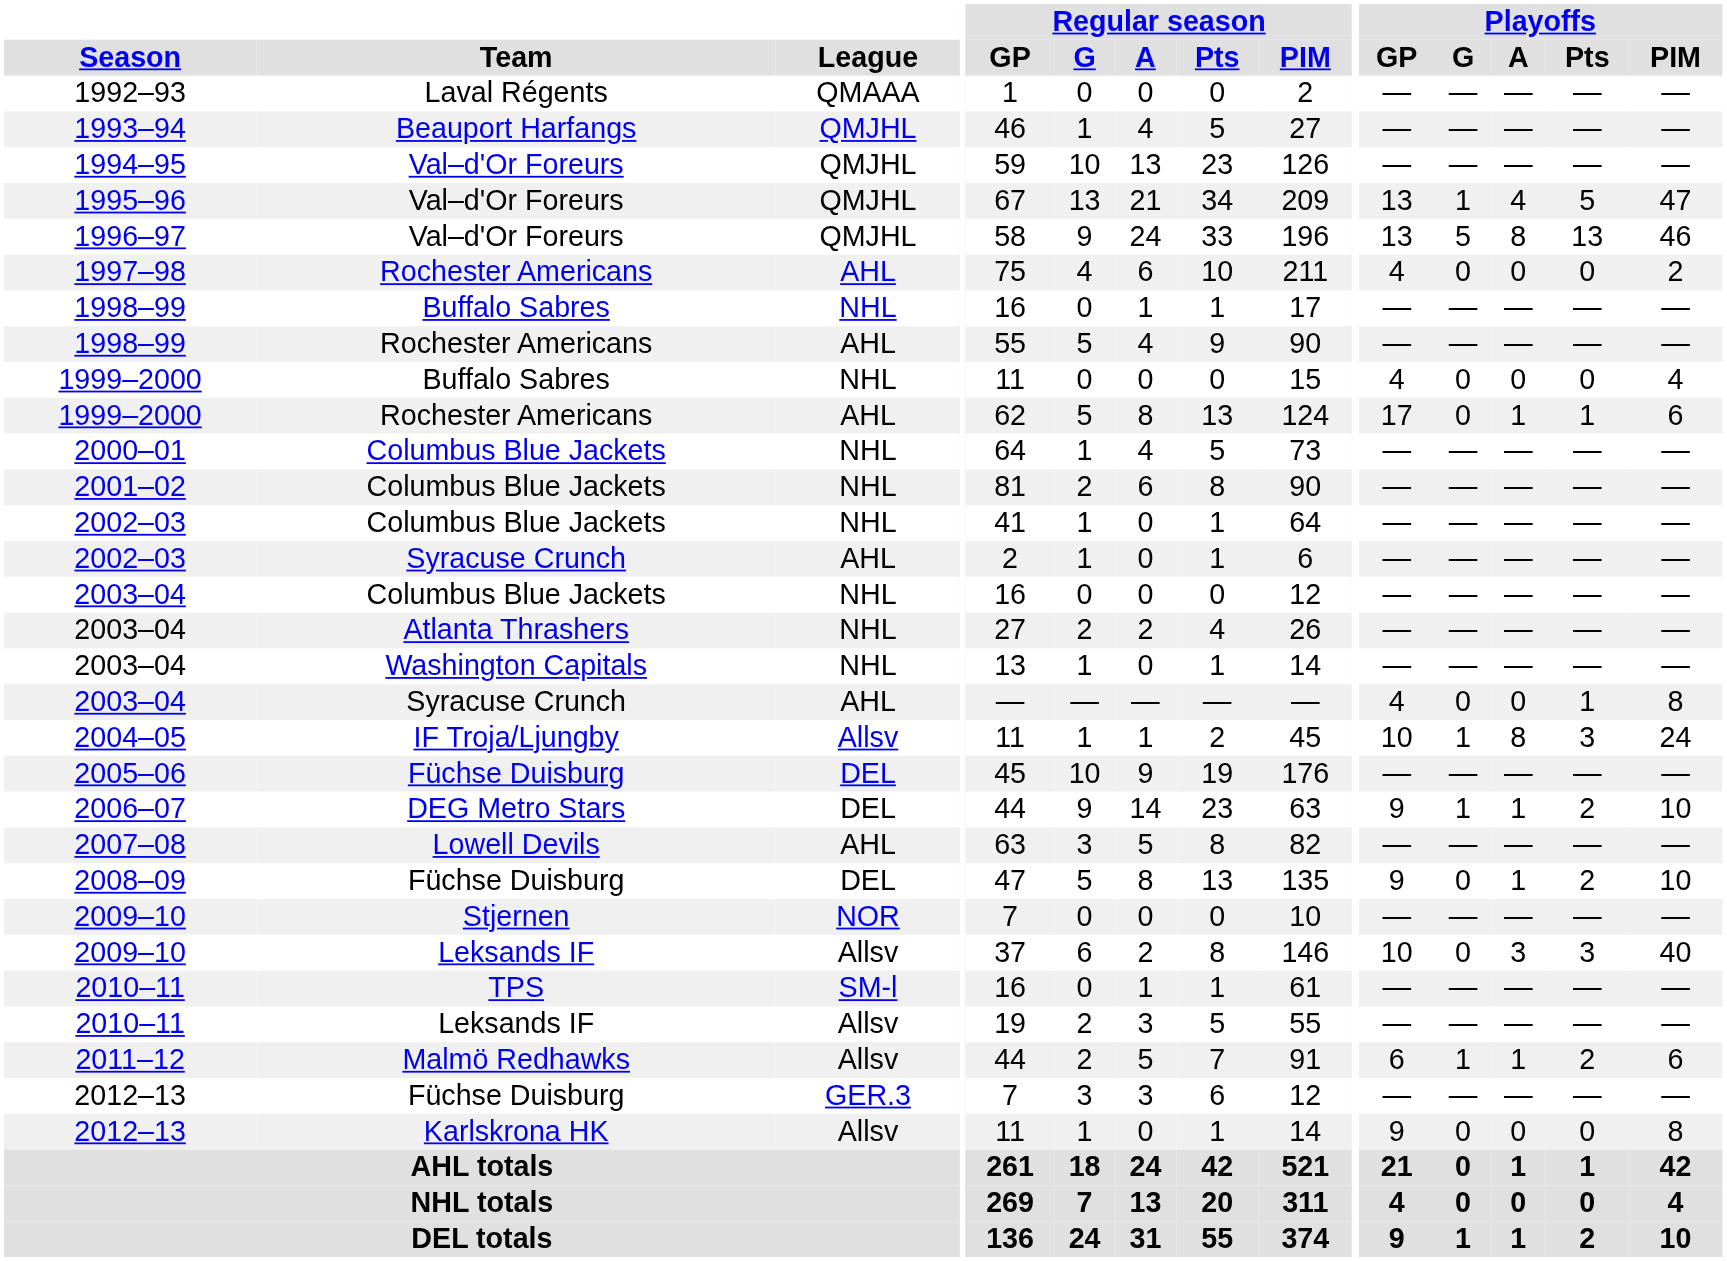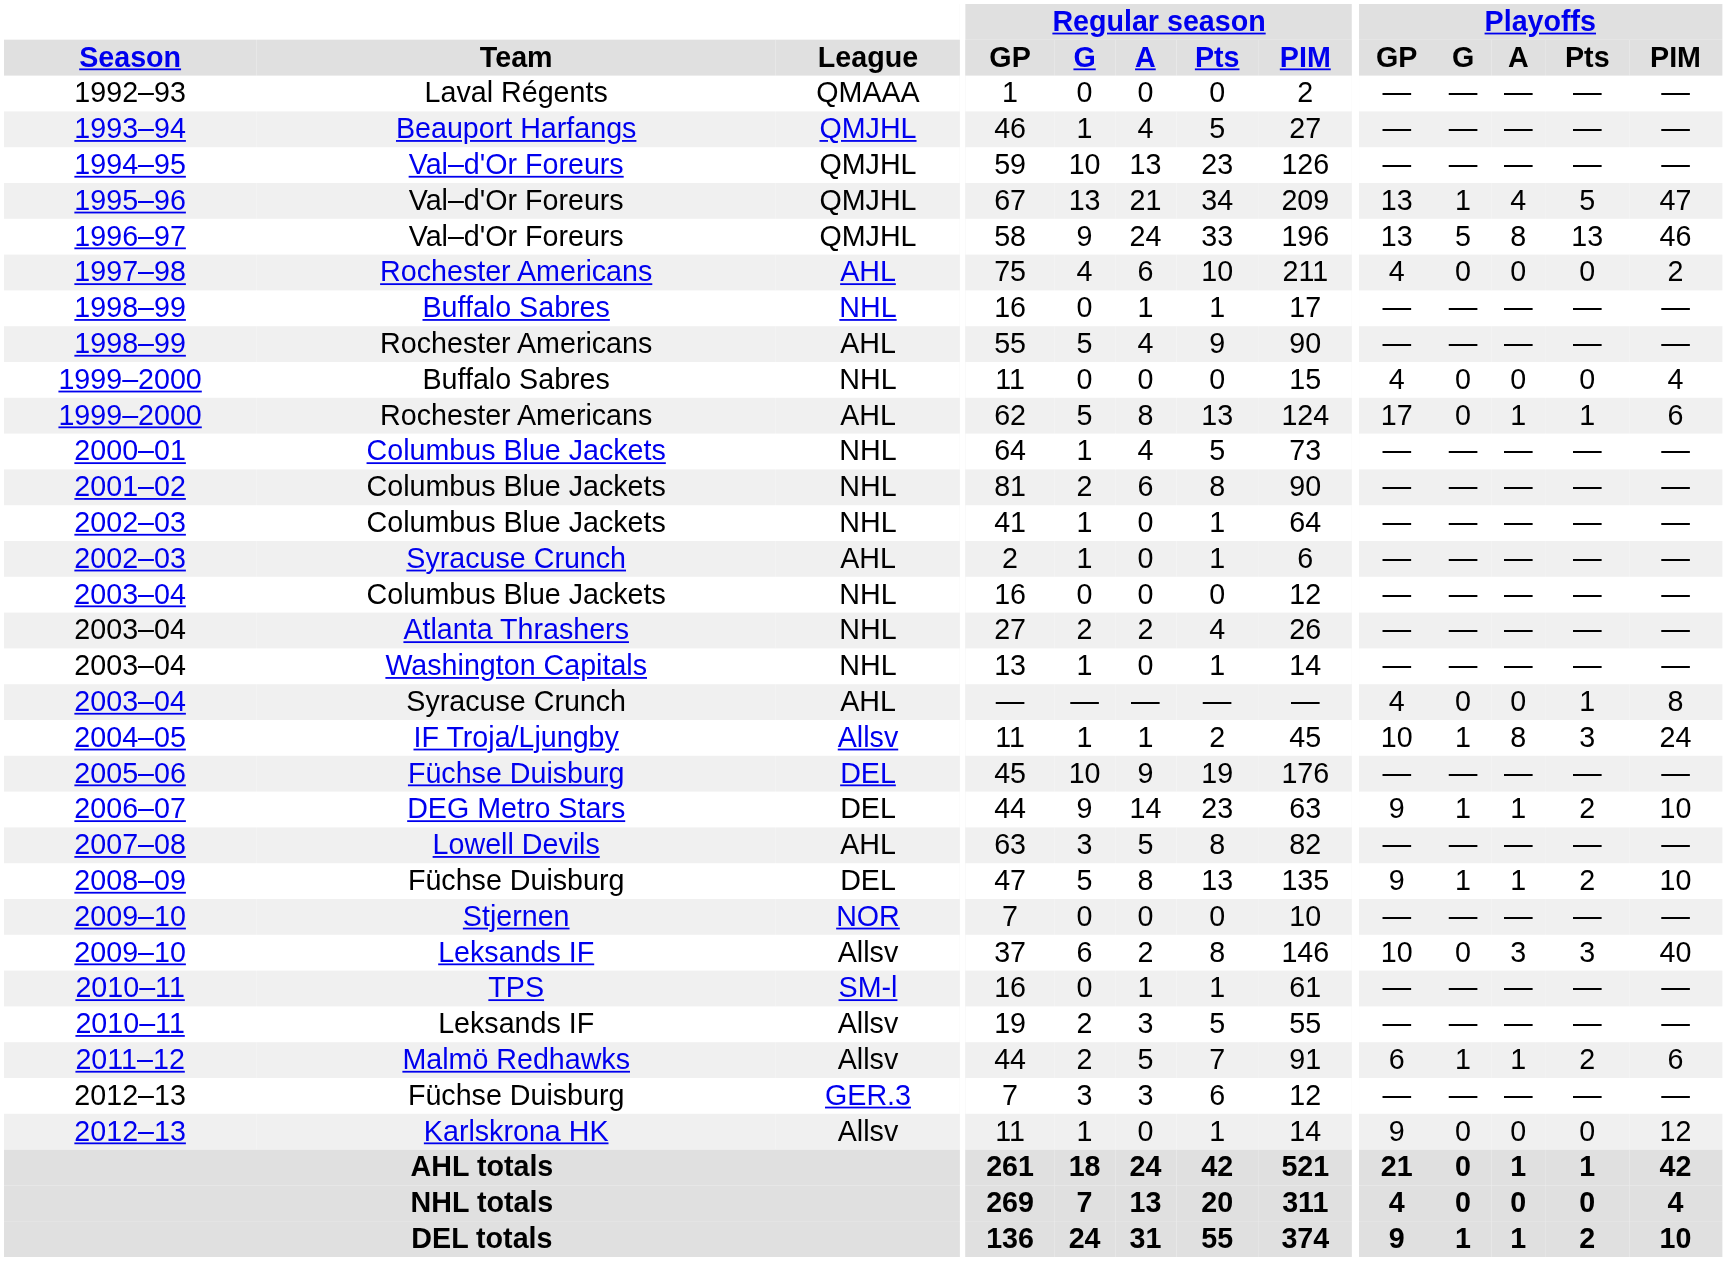(1463, 880) 0 -> (1463, 880) 1
(1676, 1131) 8 -> (1676, 1131) 12
